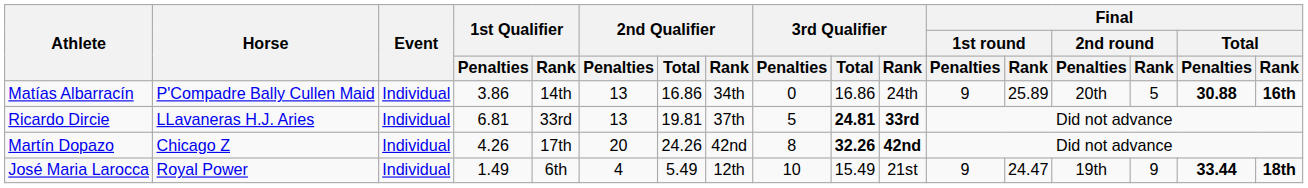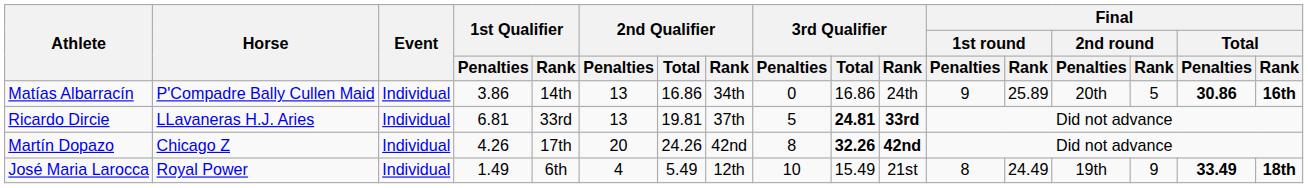(1217, 94) 30.88 -> (1217, 94) 30.86
(965, 171) 9 -> (965, 171) 8
(1028, 171) 24.47 -> (1028, 171) 24.49
(1217, 171) 33.44 -> (1217, 171) 33.49
